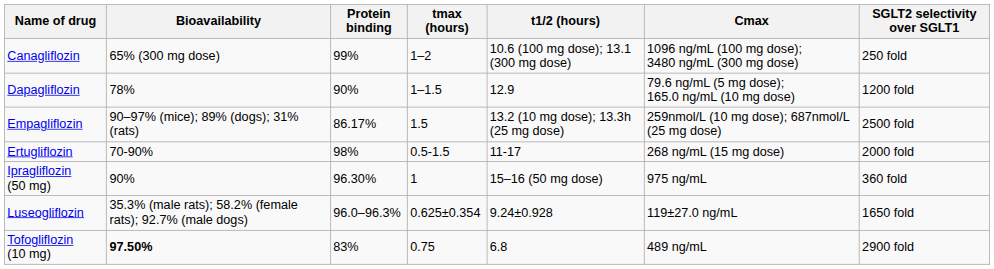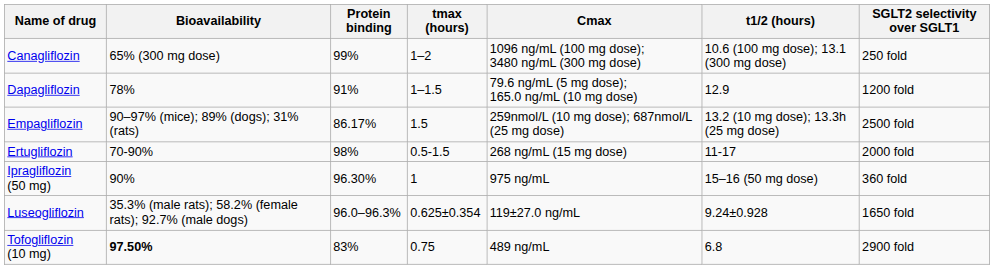columns swapped: (565, 21) <-> (752, 21)
(346, 90) 90% -> (346, 90) 91%
